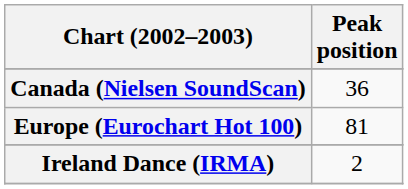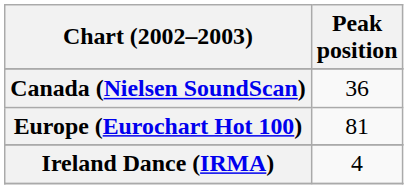(357, 163) 2 -> (357, 163) 4
